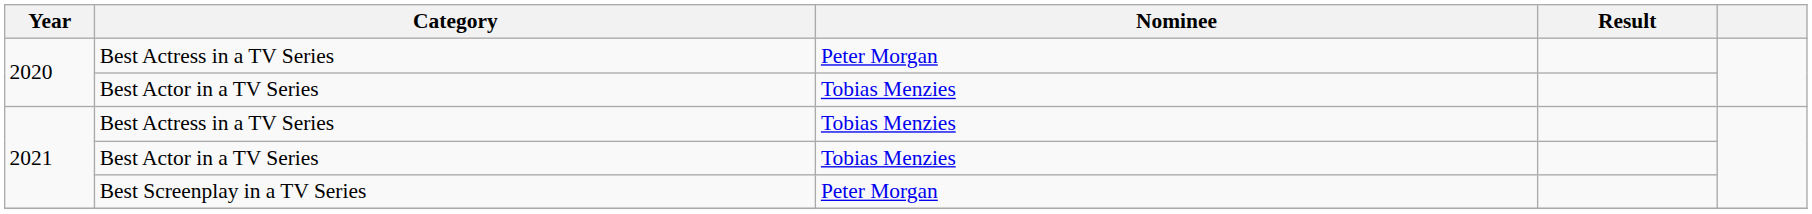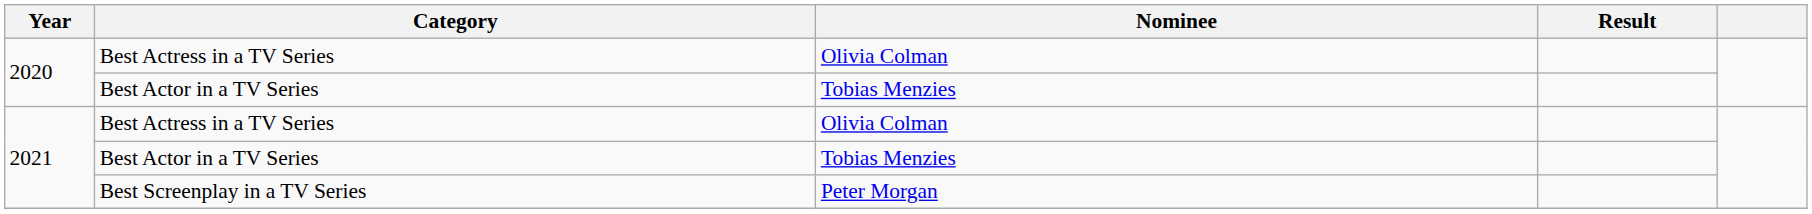(879, 55) Peter Morgan -> (884, 55) Olivia Colman
(888, 123) Tobias Menzies -> (884, 123) Olivia Colman
